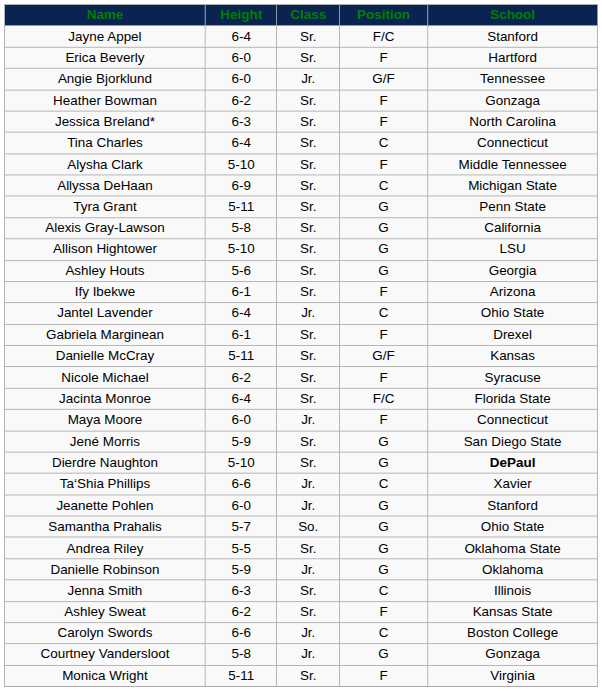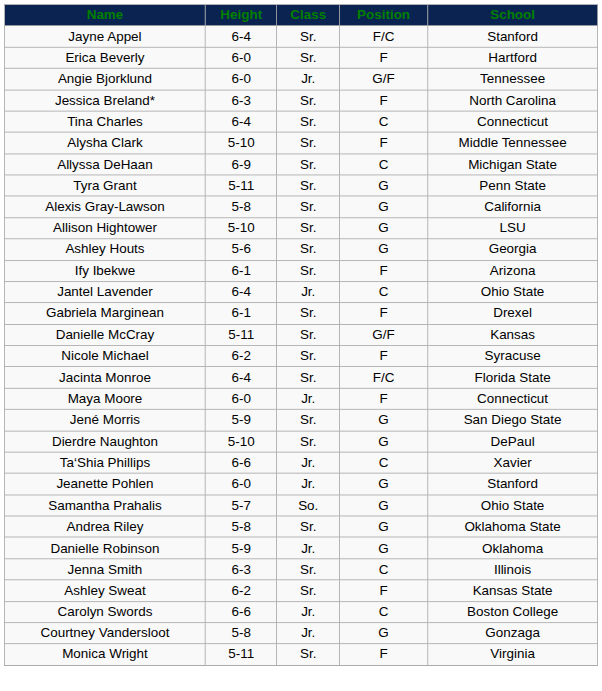- row: (105, 100)
(513, 462) bold -> (513, 441) normal
(241, 548) 5-5 -> (241, 526) 5-8
